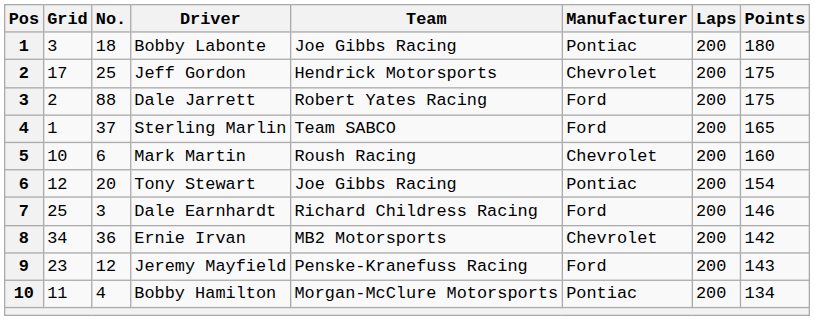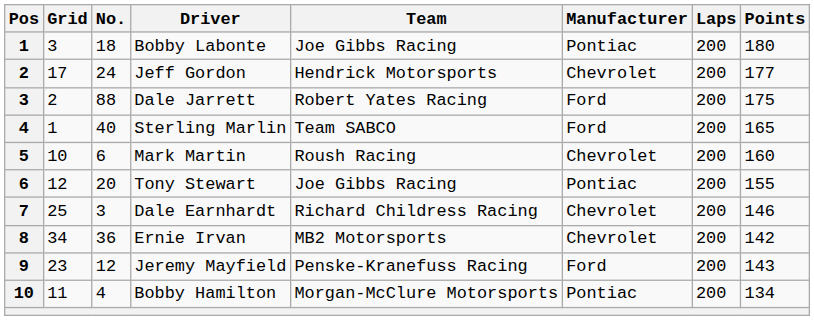(106, 74) 25 -> (106, 74) 24
(760, 74) 175 -> (760, 74) 177
(106, 129) 37 -> (106, 129) 40
(760, 184) 154 -> (760, 184) 155
(586, 211) Ford -> (612, 211) Chevrolet
